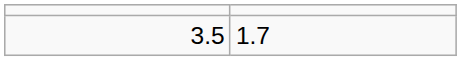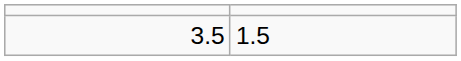(253, 35) 1.7 -> (253, 35) 1.5
